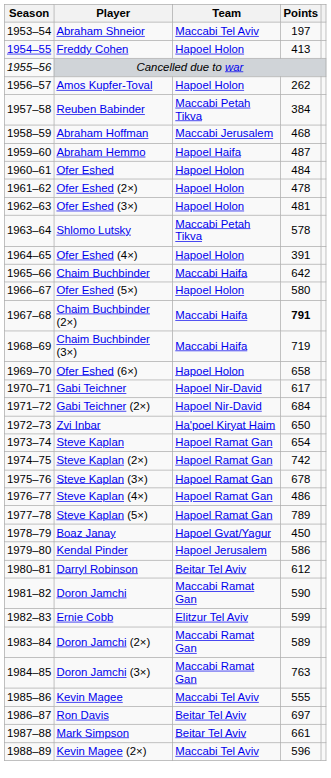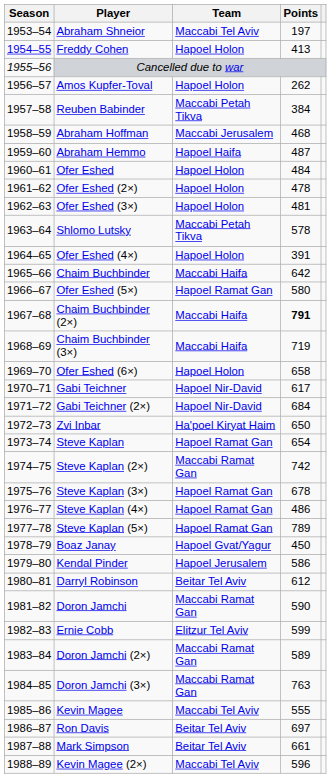(210, 291) Hapoel Holon -> (224, 291) Hapoel Ramat Gan
(224, 460) Hapoel Ramat Gan -> (215, 467) Maccabi Ramat Gan
